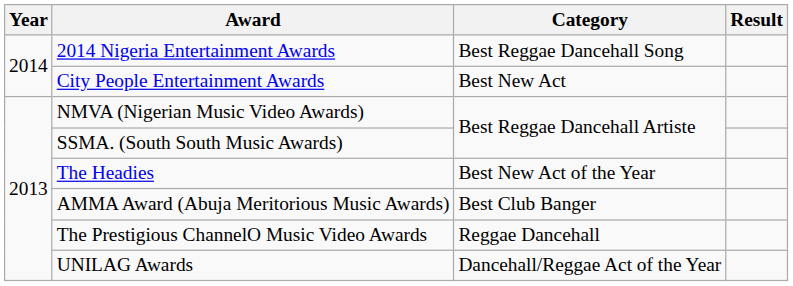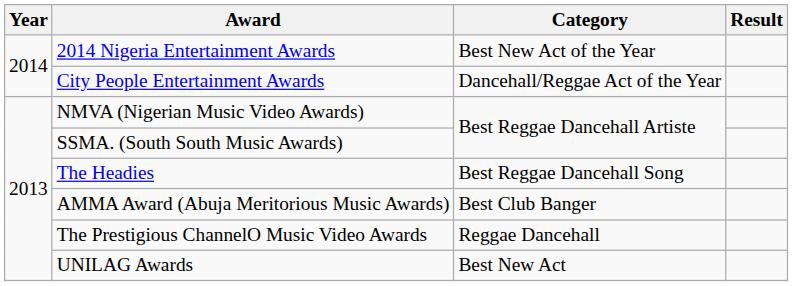(571, 50) Best Reggae Dancehall Song -> (557, 50) Best New Act of the Year
(512, 81) Best New Act -> (590, 81) Dancehall/Reggae Act of the Year
(557, 173) Best New Act of the Year -> (571, 173) Best Reggae Dancehall Song
(590, 265) Dancehall/Reggae Act of the Year -> (512, 265) Best New Act
